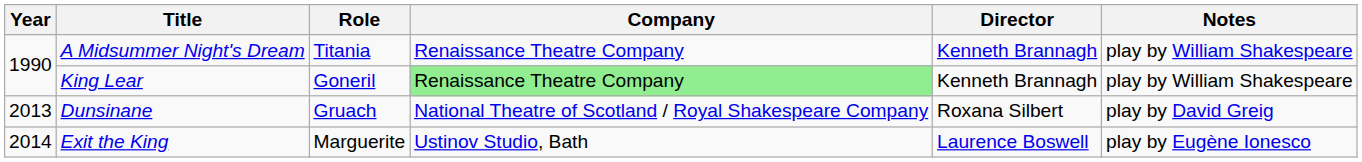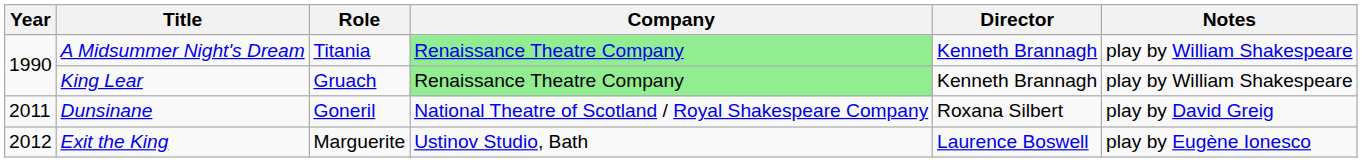(549, 50) no background -> (549, 50) lightgreen background
(344, 80) Goneril -> (345, 80) Gruach
(30, 111) 2013 -> (30, 111) 2011
(345, 111) Gruach -> (344, 111) Goneril
(30, 141) 2014 -> (30, 141) 2012
